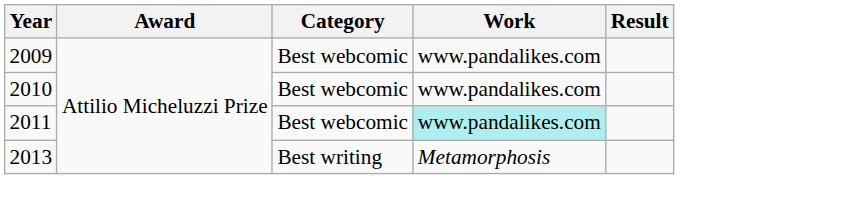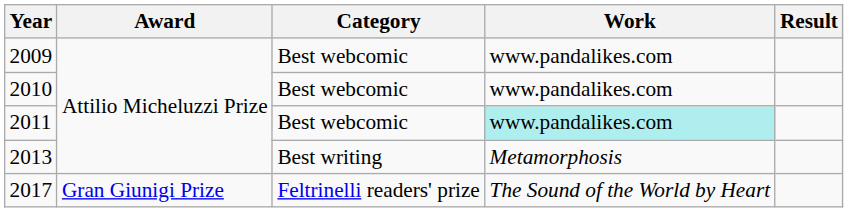+ row: (31, 190)
